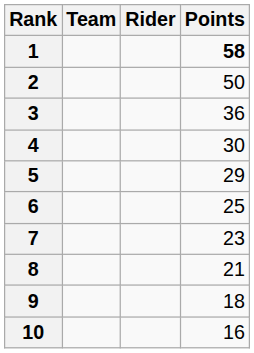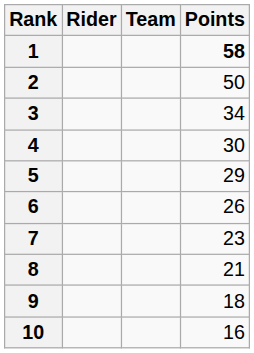columns swapped: (151, 20) <-> (91, 20)
(234, 113) 36 -> (234, 113) 34
(234, 207) 25 -> (234, 207) 26
